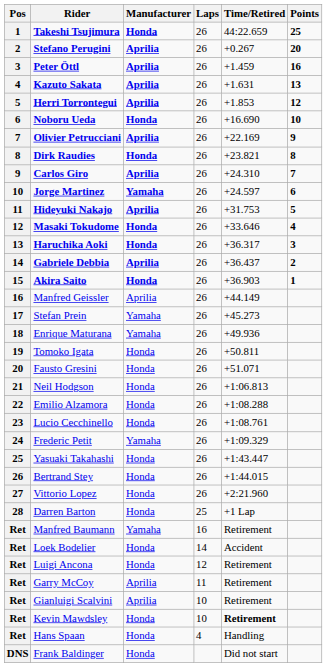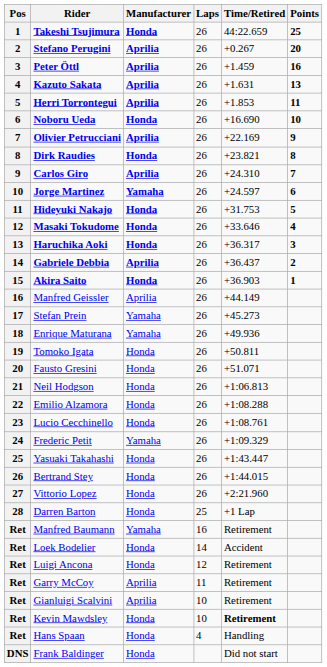(296, 102) 12 -> (295, 102) 11
(142, 209) Aprilia -> (142, 209) Honda
